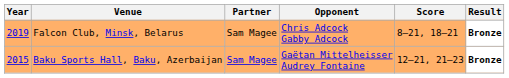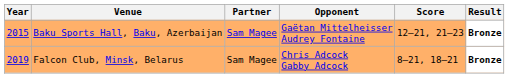rows swapped: (128, 59) <-> (108, 33)
